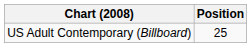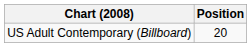(220, 33) 25 -> (220, 33) 20
